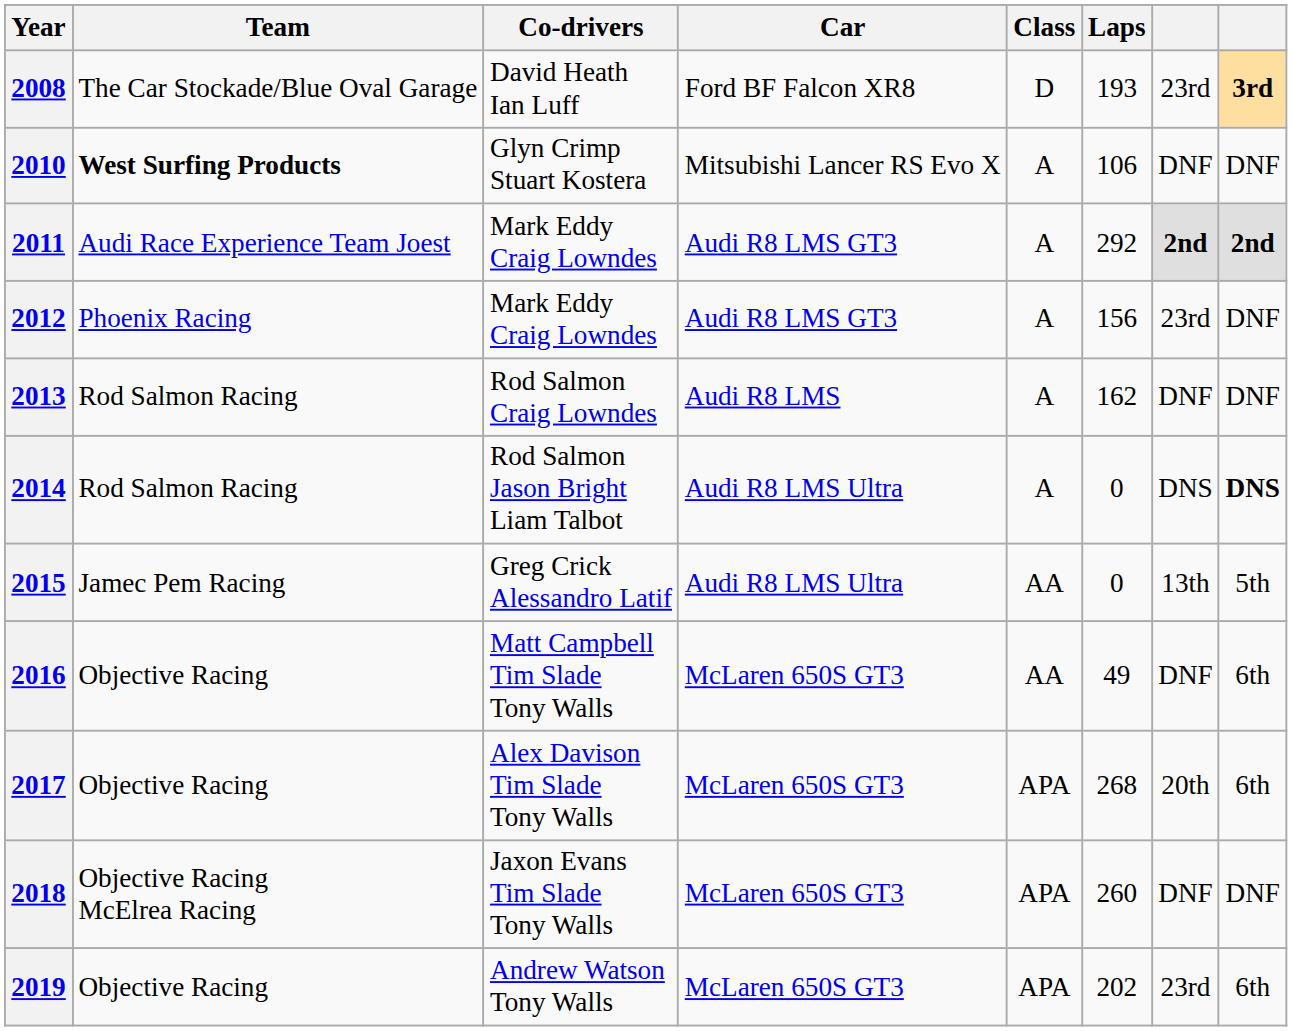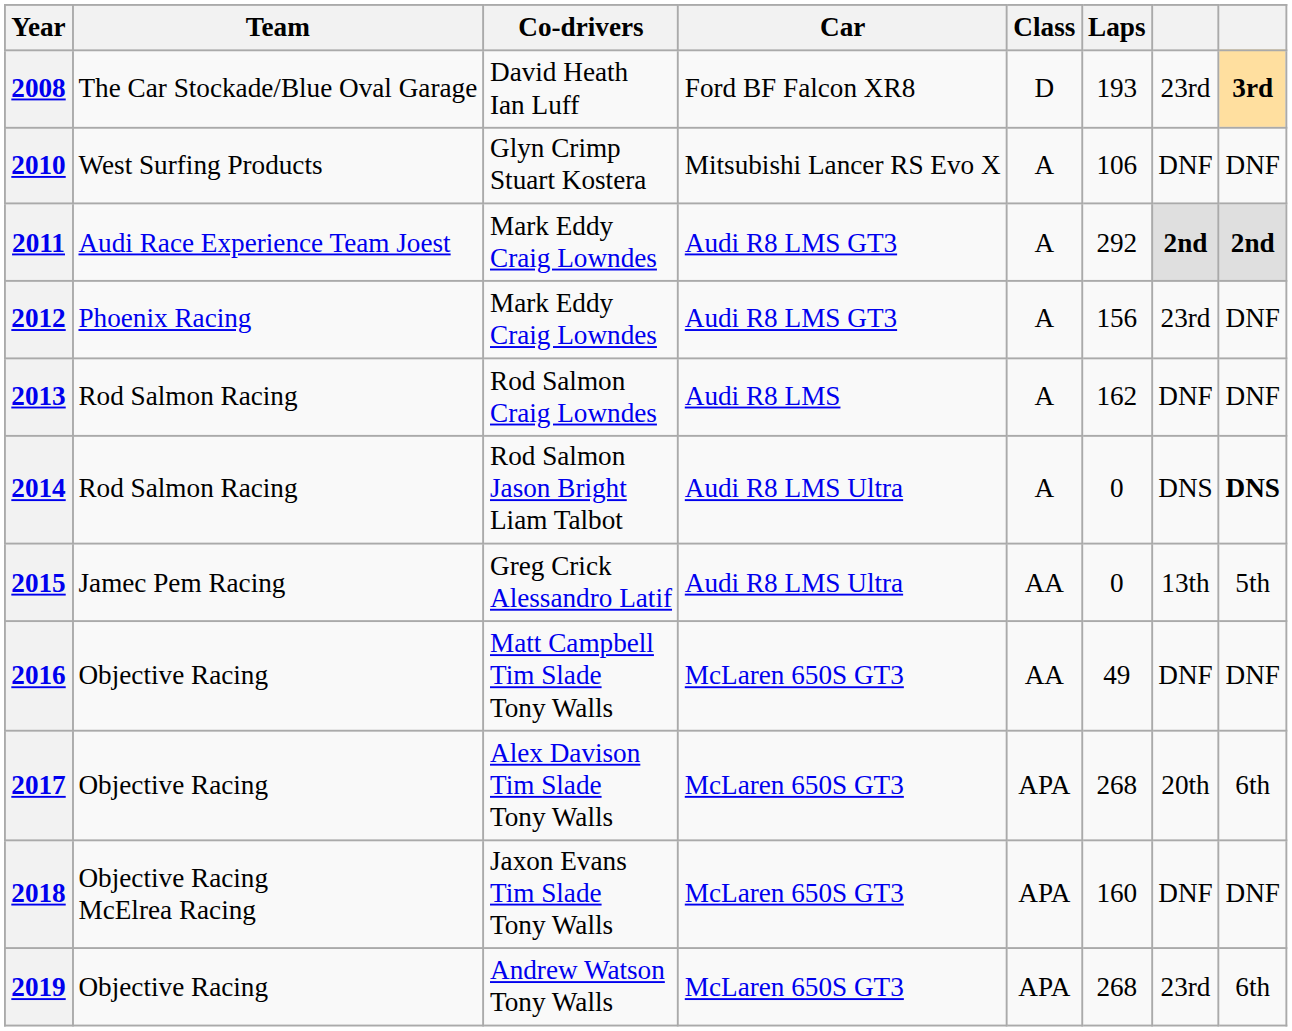(210, 165) bold -> (201, 165) normal
(1253, 675) 6th -> (1253, 675) DNF
(1117, 893) 260 -> (1117, 893) 160
(1117, 986) 202 -> (1117, 986) 268
